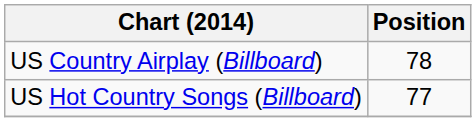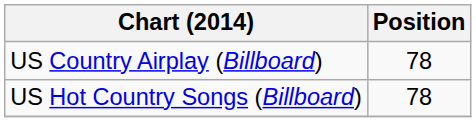(419, 97) 77 -> (419, 97) 78
